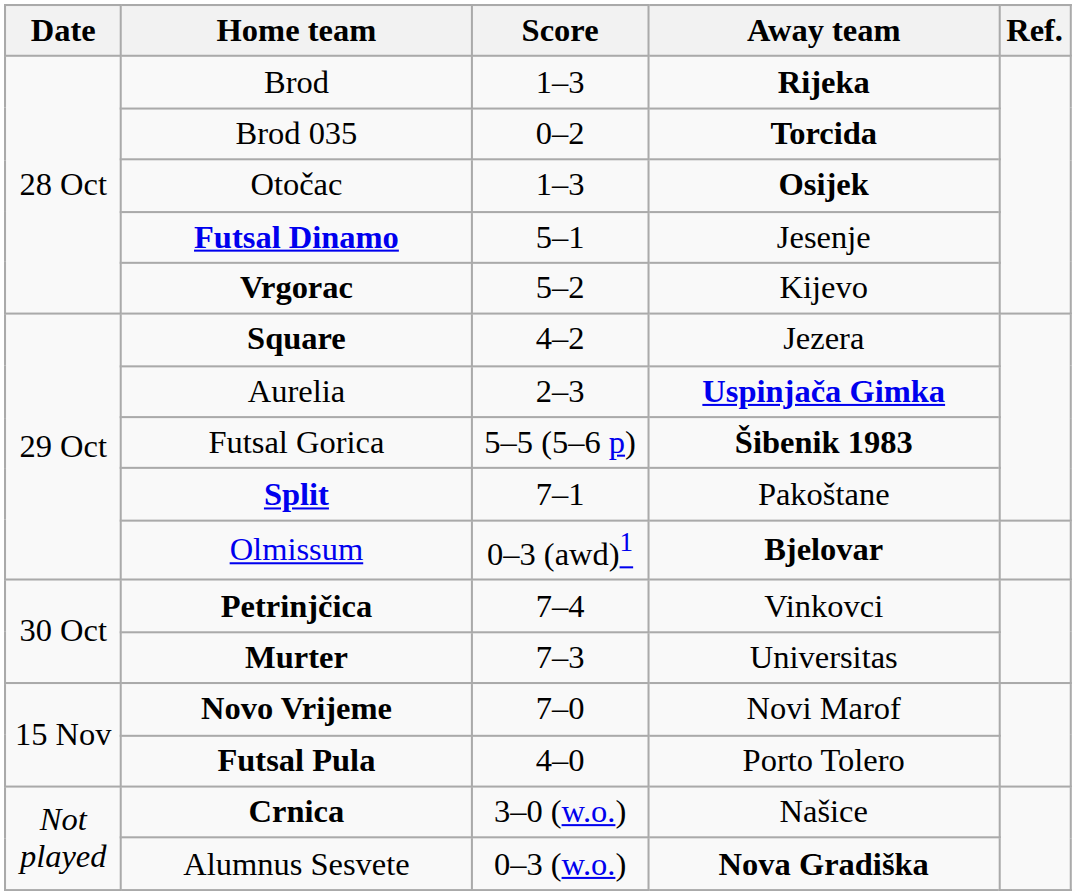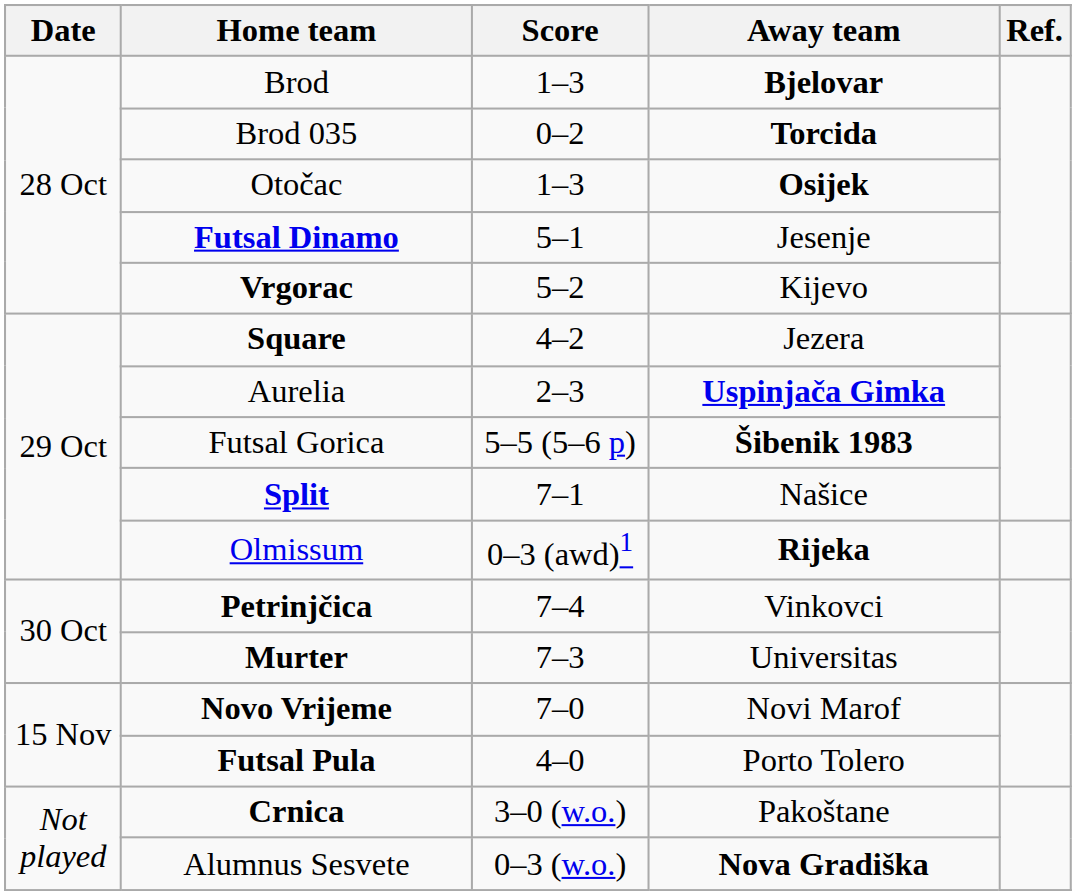(824, 81) Rijeka -> (824, 81) Bjelovar
(824, 493) Pakoštane -> (824, 493) Našice
(824, 549) Bjelovar -> (824, 549) Rijeka
(824, 811) Našice -> (824, 811) Pakoštane
